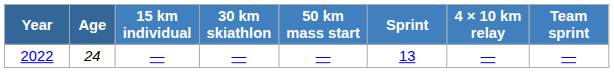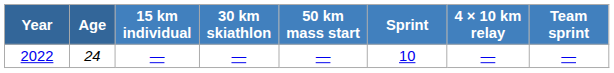(407, 56) 13 -> (407, 56) 10
